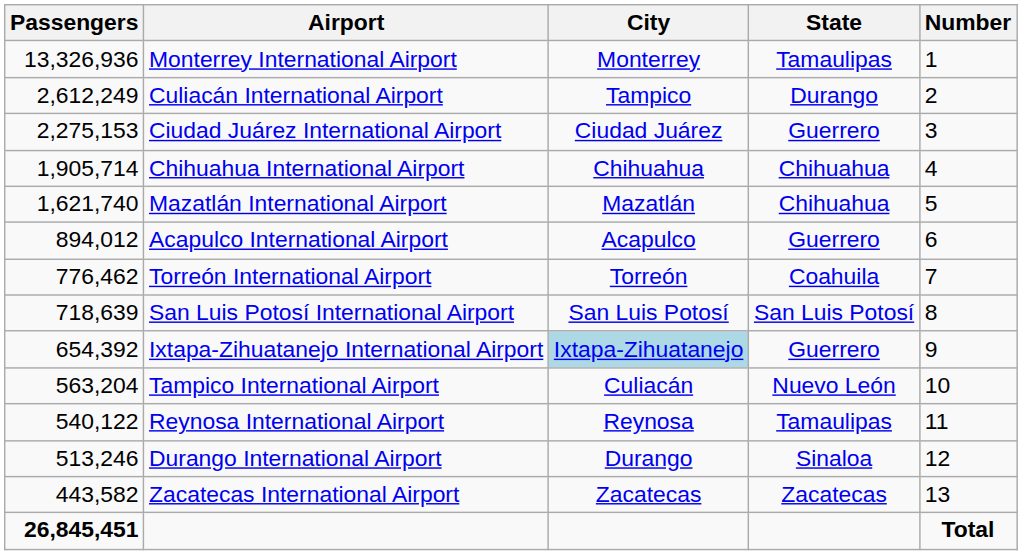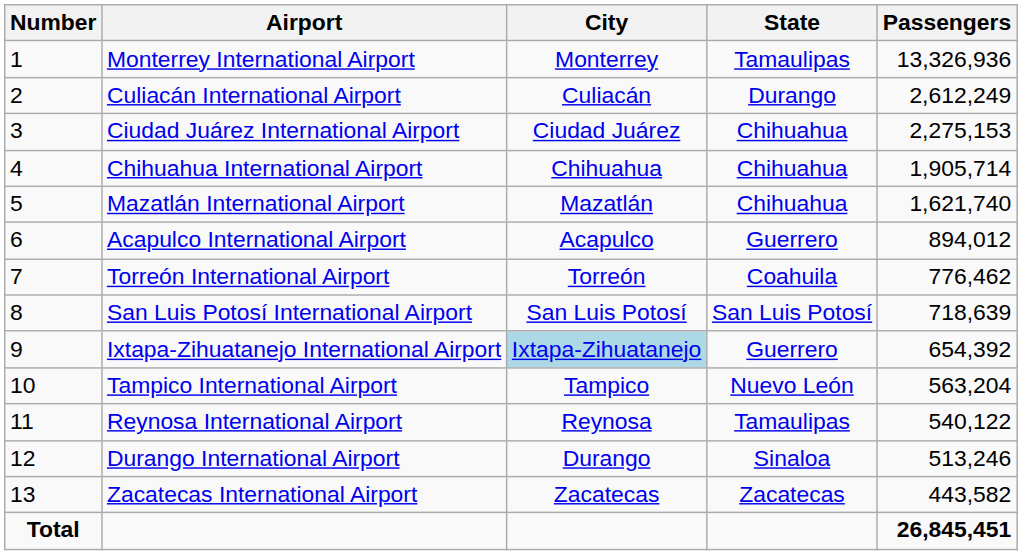columns swapped: (968, 22) <-> (74, 22)
(649, 95) Tampico -> (607, 95) Culiacán
(834, 131) Guerrero -> (792, 131) Chihuahua
(649, 385) Culiacán -> (607, 385) Tampico
